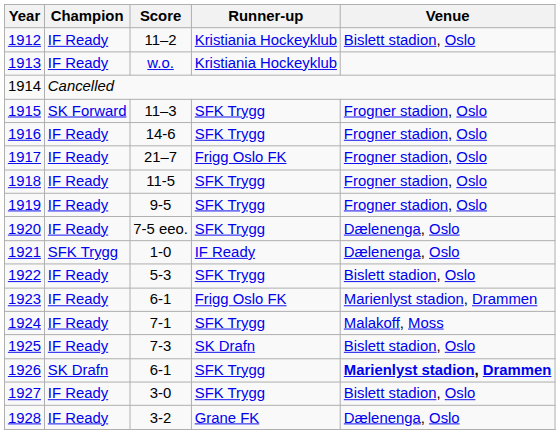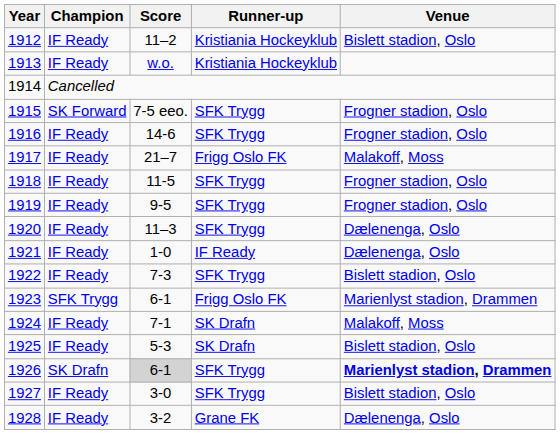(161, 110) 11–3 -> (161, 110) 7-5 eeo.
(415, 157) Frogner stadion, Oslo -> (394, 157) Malakoff, Moss
(161, 228) 7-5 eeo. -> (161, 228) 11–3
(83, 252) SFK Trygg -> (78, 252) IF Ready
(161, 275) 5-3 -> (161, 275) 7-3
(78, 299) IF Ready -> (83, 299) SFK Trygg
(230, 323) SFK Trygg -> (225, 323) SK Drafn
(161, 346) 7-3 -> (161, 346) 5-3
(161, 370) no background -> (161, 370) lightgrey background
